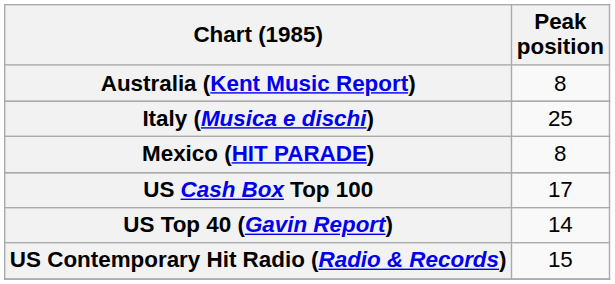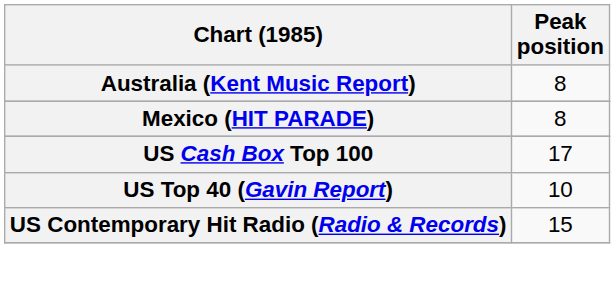- row: (258, 118)
(560, 225) 14 -> (560, 189) 10
